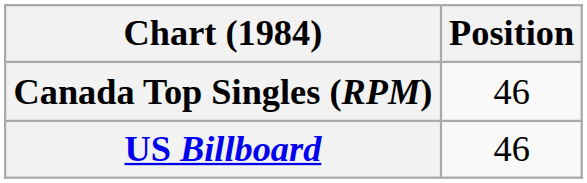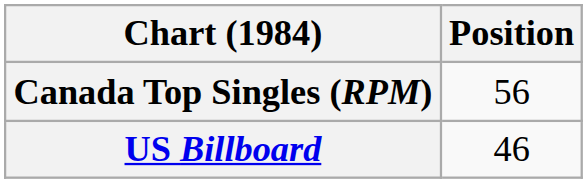(512, 90) 46 -> (512, 90) 56
